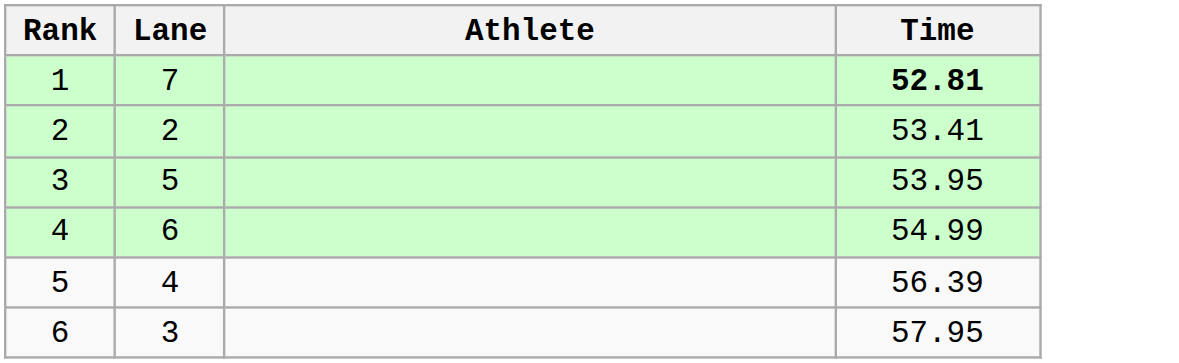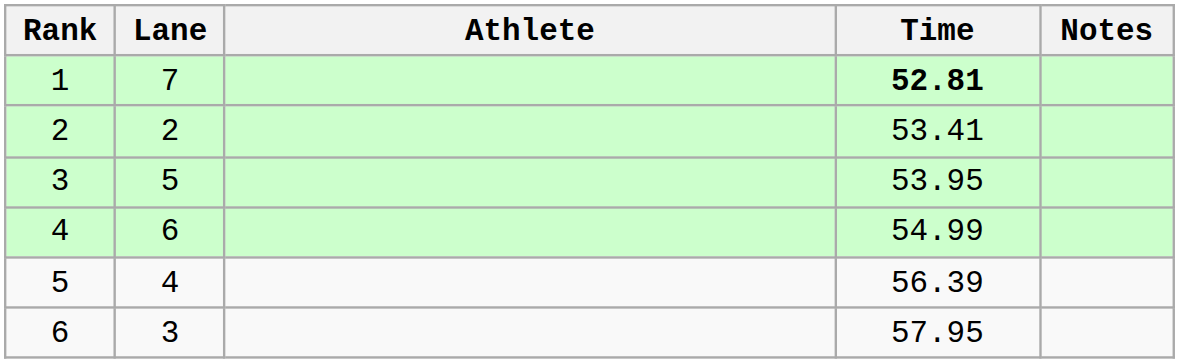+ column: (1107, 30)
